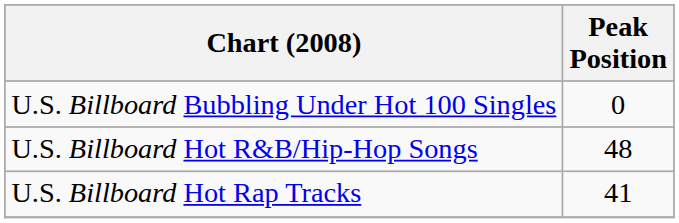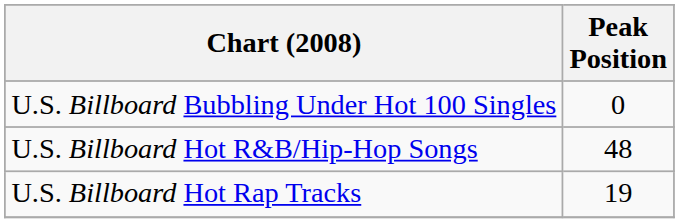(618, 193) 41 -> (618, 193) 19
